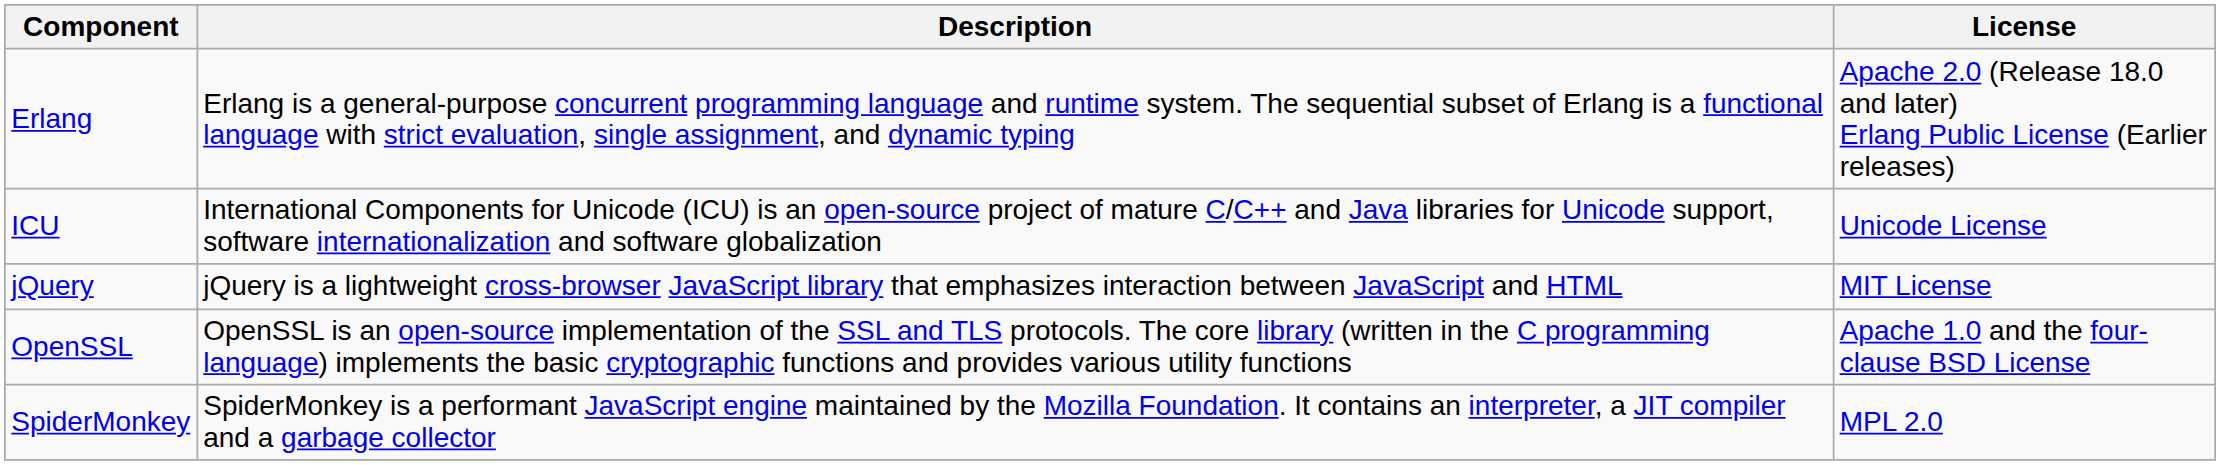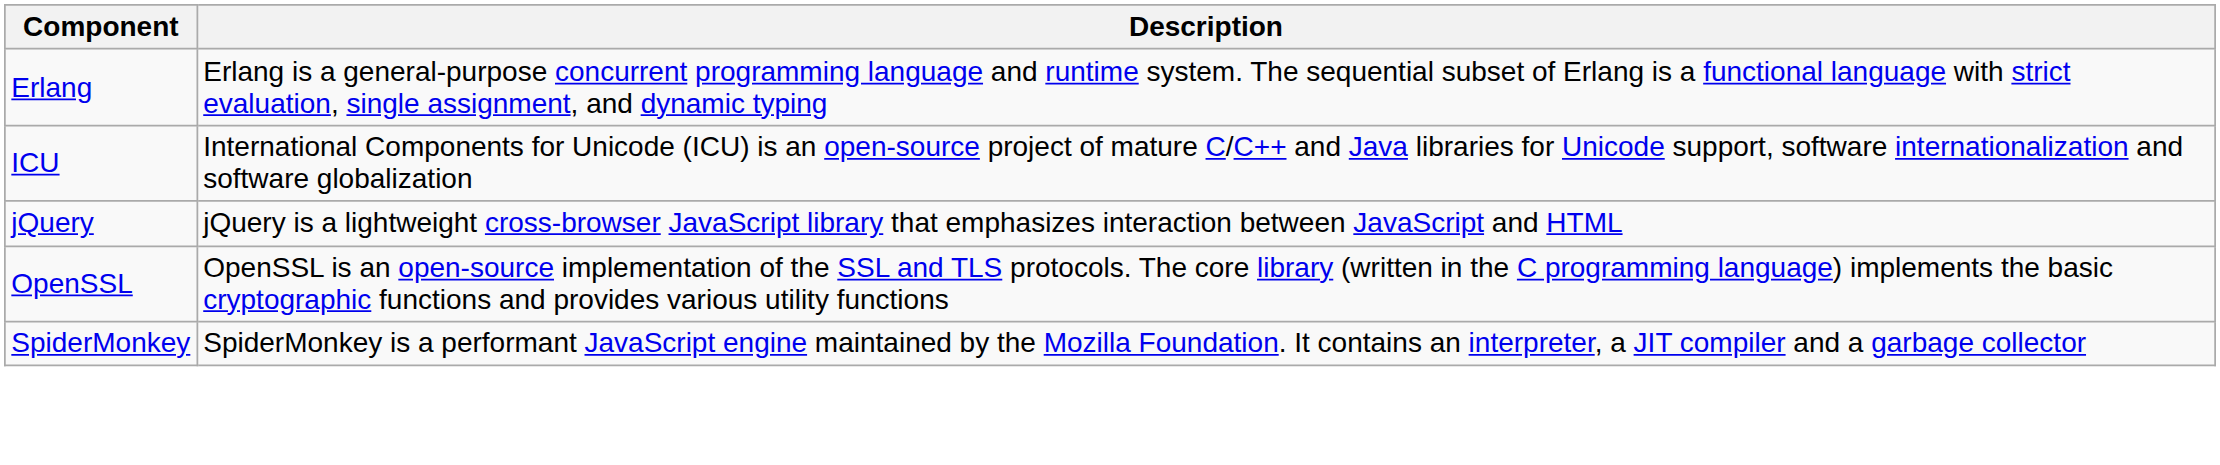- column: (2024, 26)
